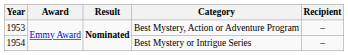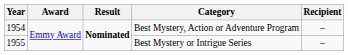(16, 28) 1953 -> (16, 28) 1954
(16, 43) 1954 -> (16, 43) 1955
